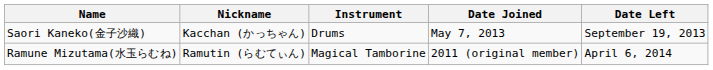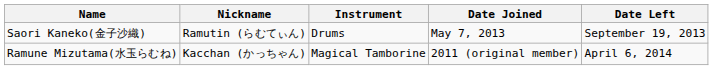(244, 33) Kacchan (かっちゃん) -> (244, 33) Ramutin (らむてぃん)
(244, 53) Ramutin (らむてぃん) -> (244, 53) Kacchan (かっちゃん)
